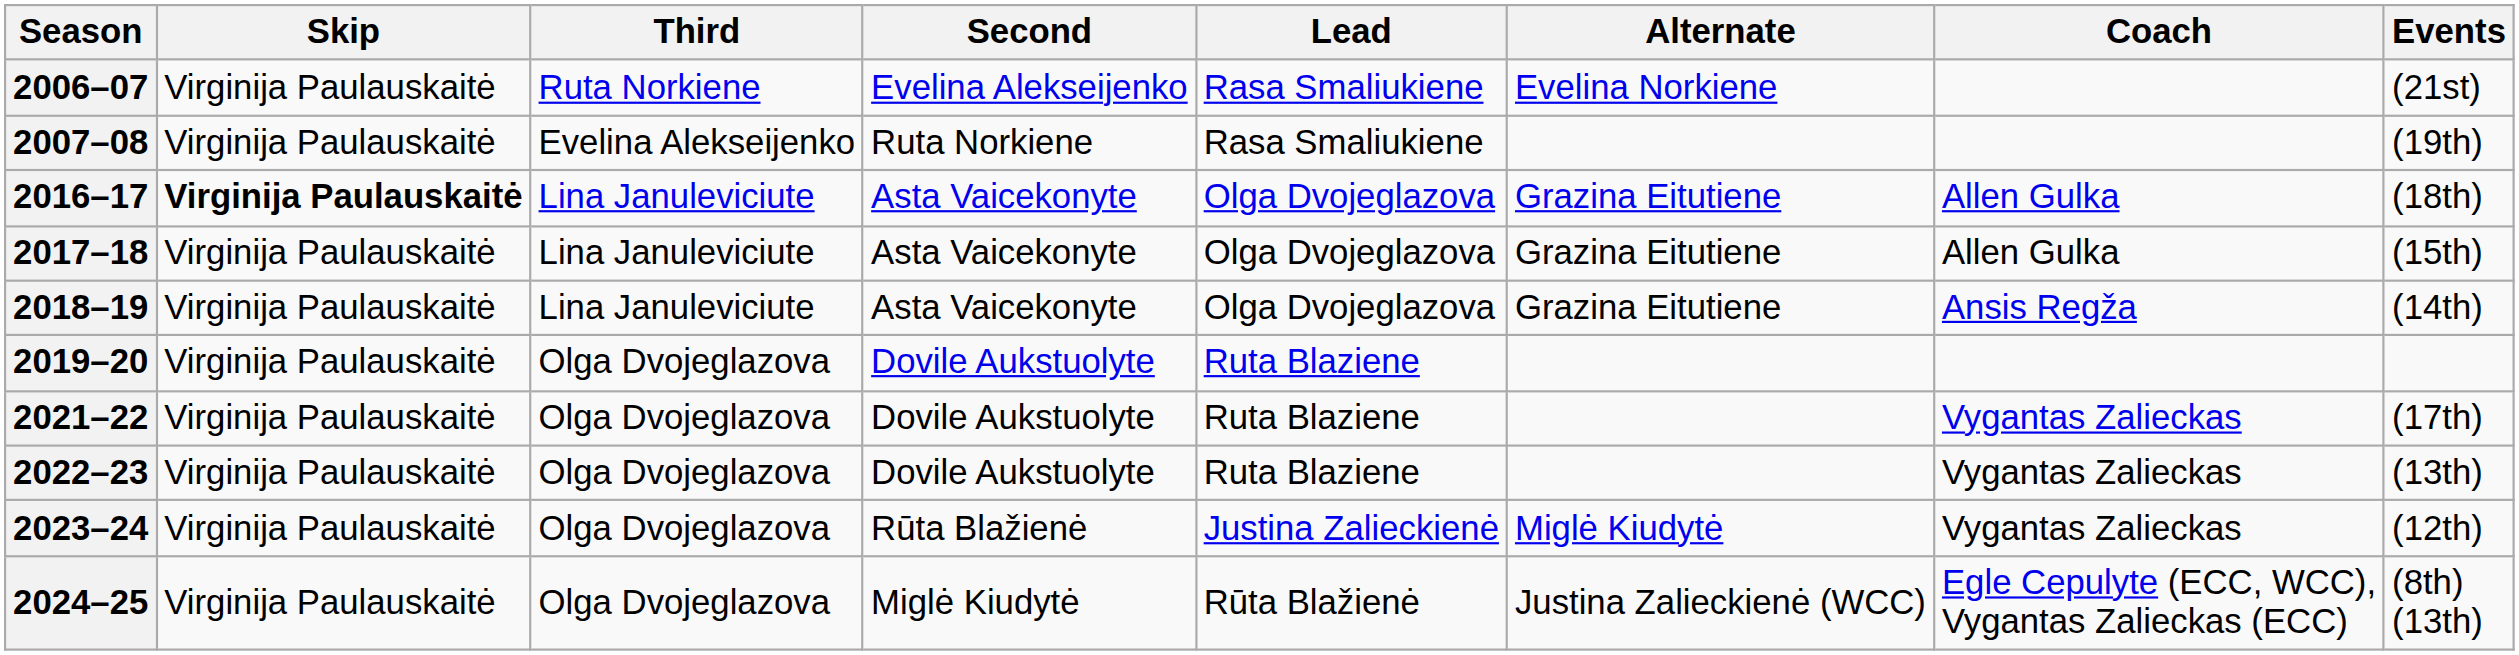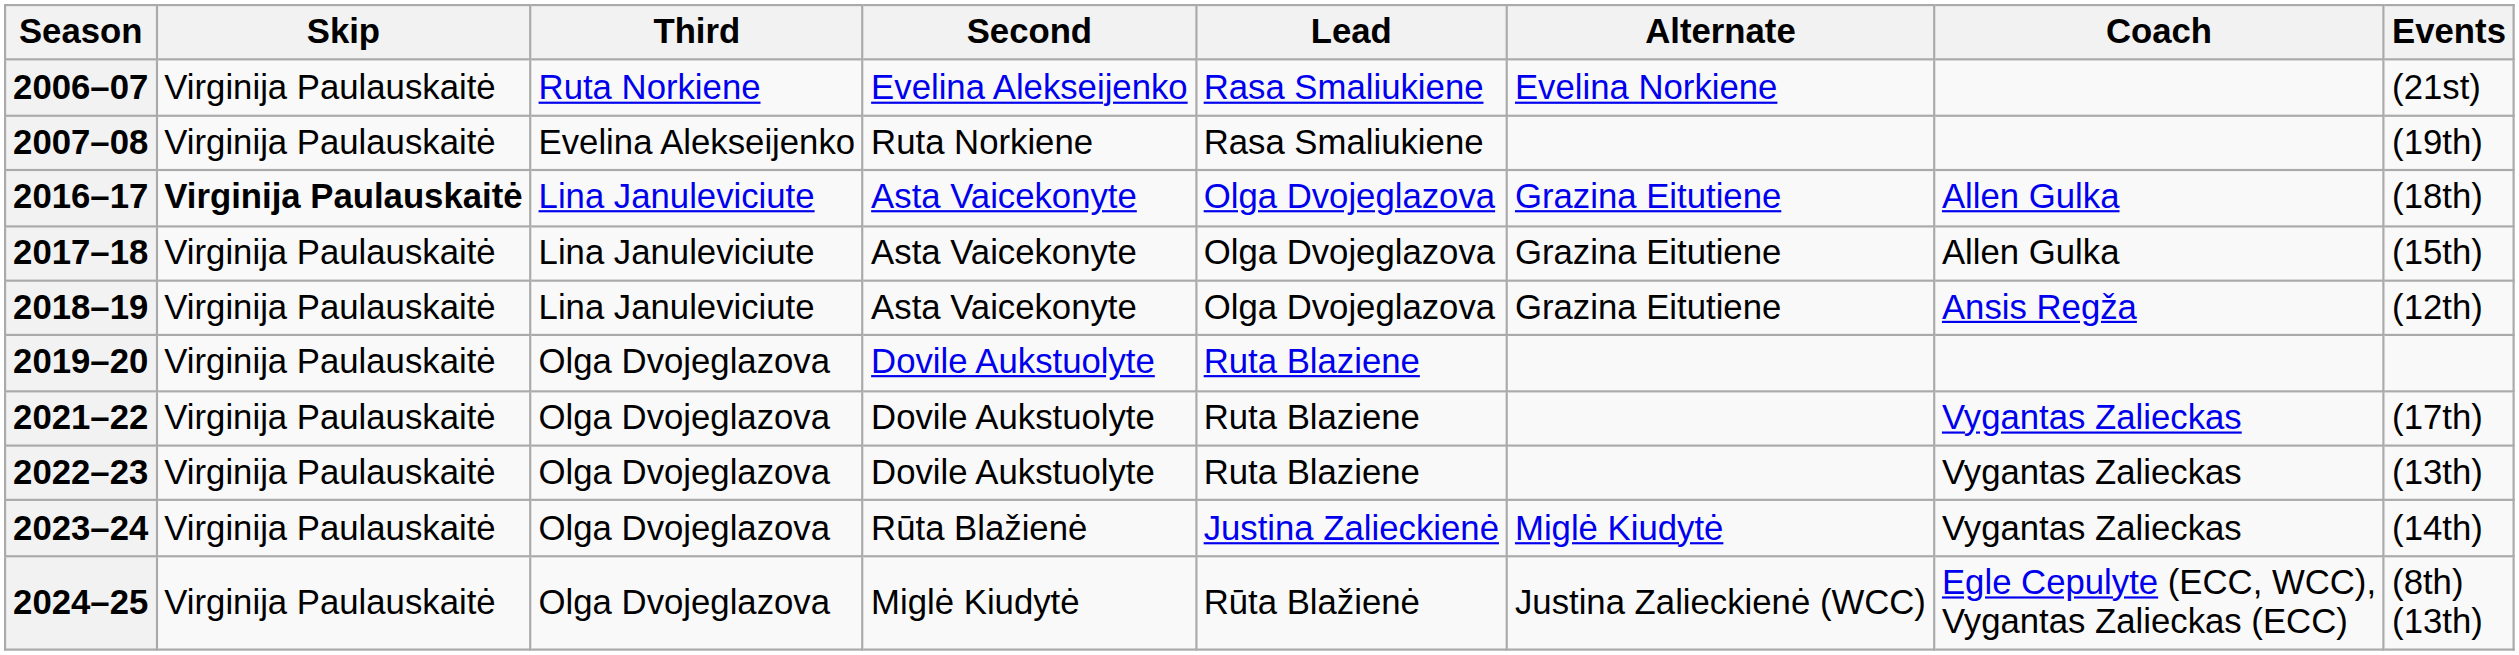(2437, 307) (14th) -> (2437, 307) (12th)
(2437, 527) (12th) -> (2437, 527) (14th)
